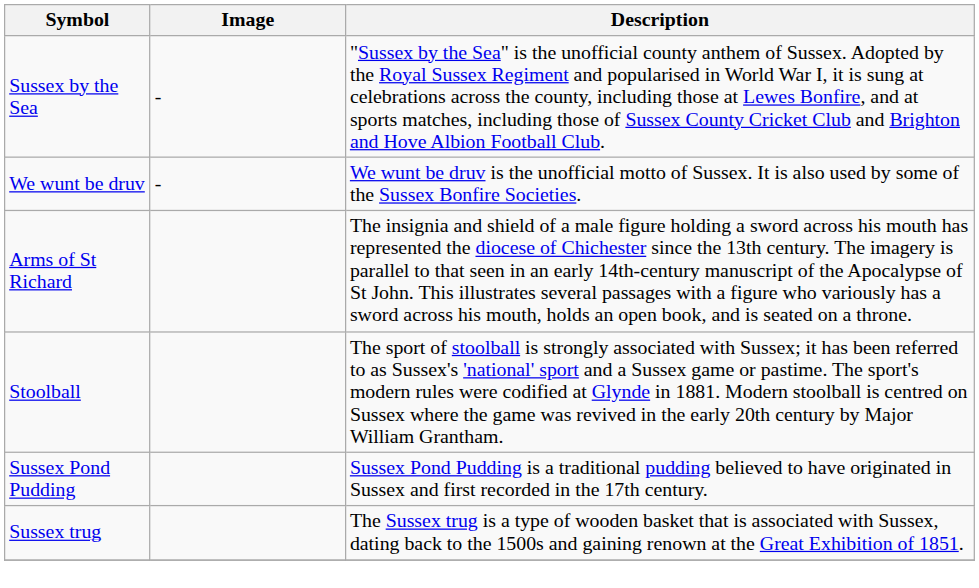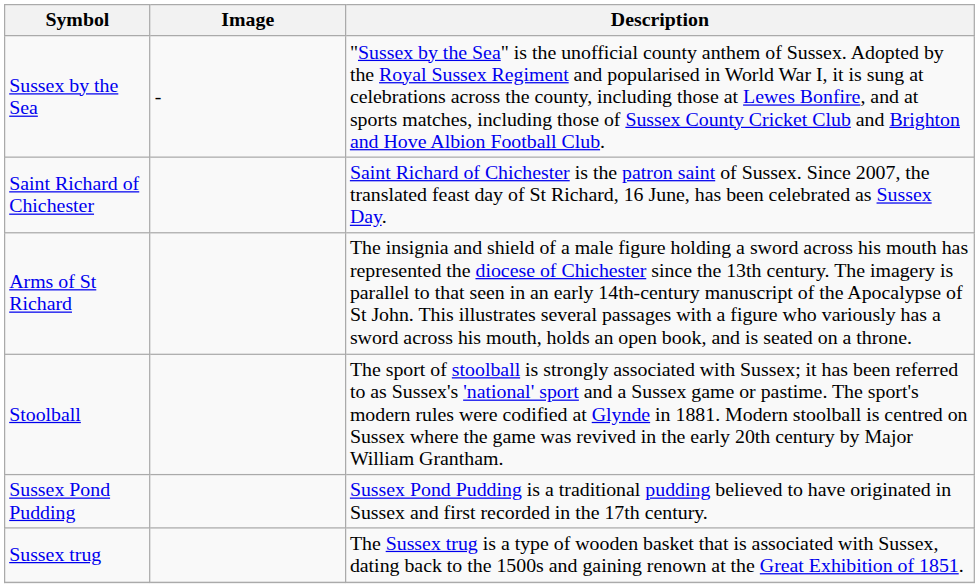- row: (77, 183)
+ row: (74, 194)
